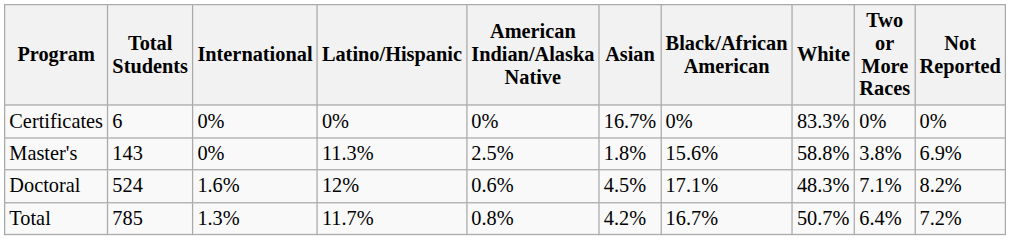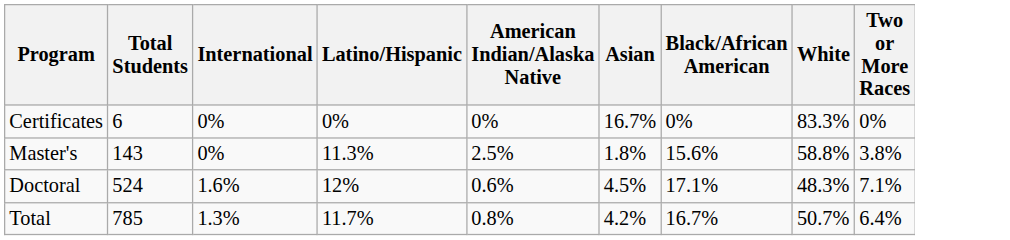- column: (960, 54)
